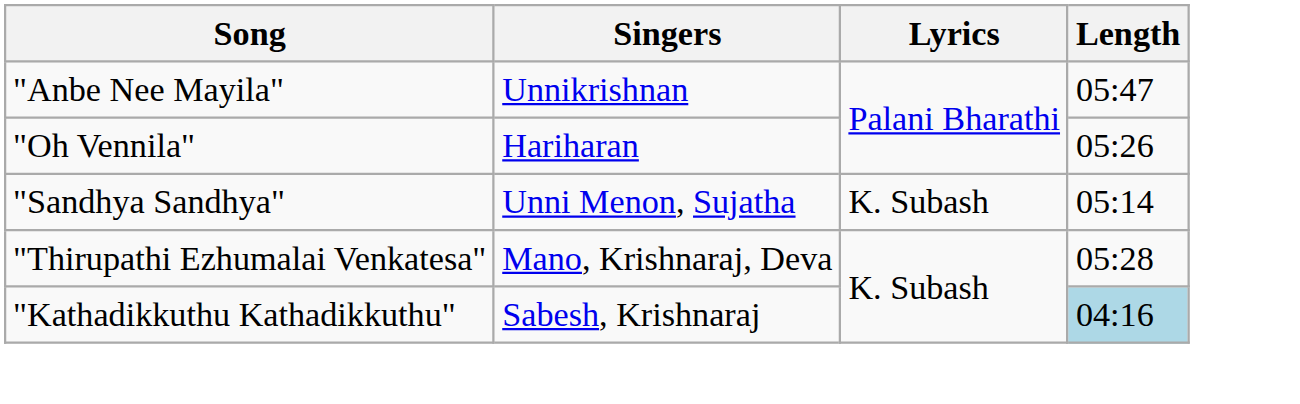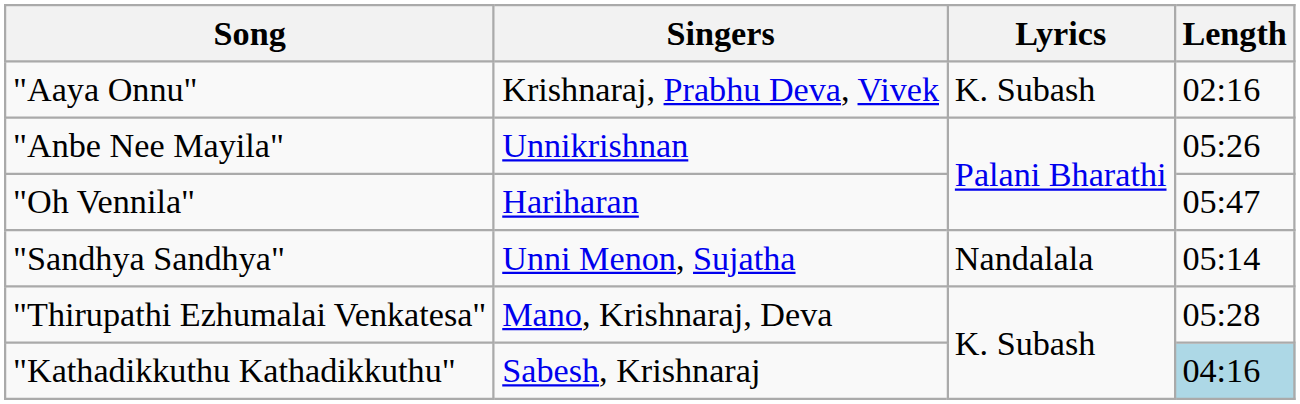+ row: (105, 89)
(1115, 89) 05:47 -> (1221, 145) 05:26
(1115, 145) 05:26 -> (1221, 202) 05:47
(919, 202) K. Subash -> (1024, 258) Nandalala
